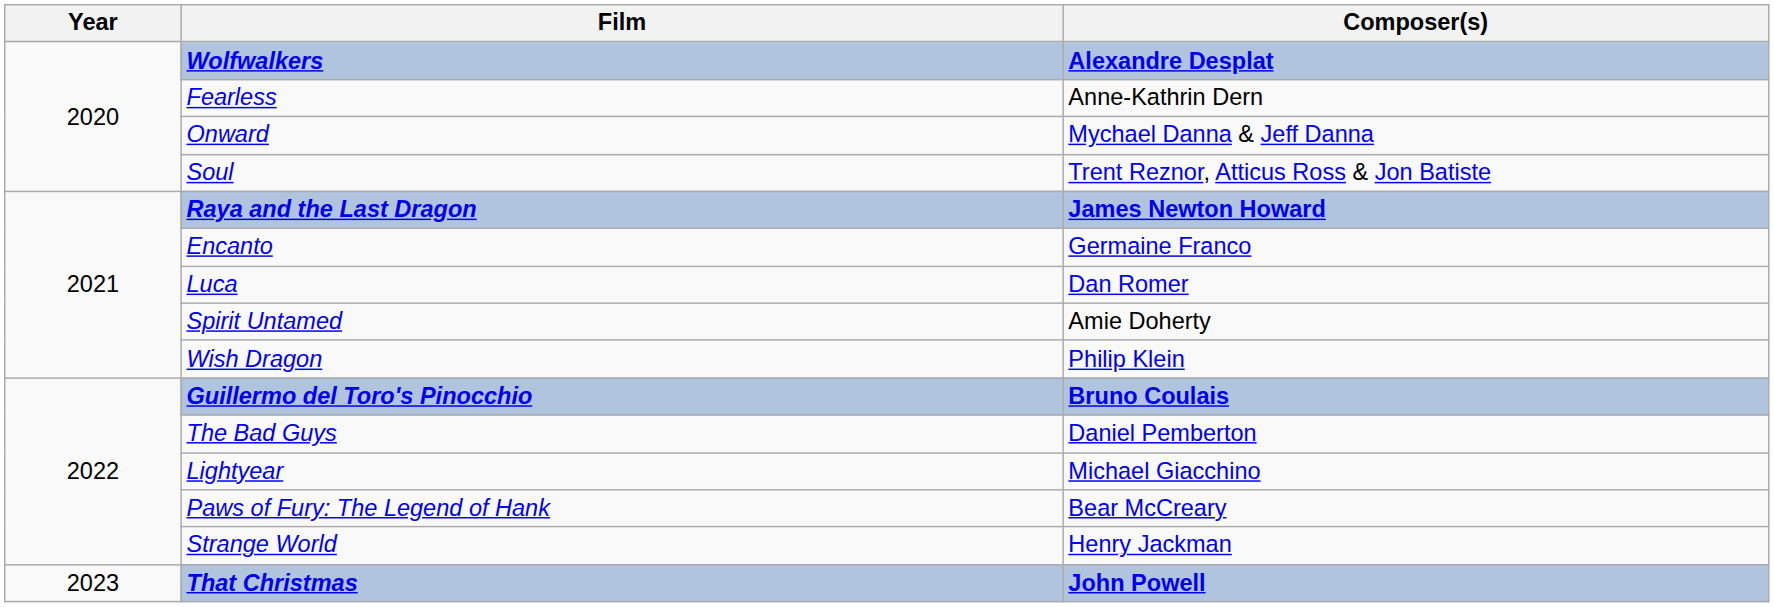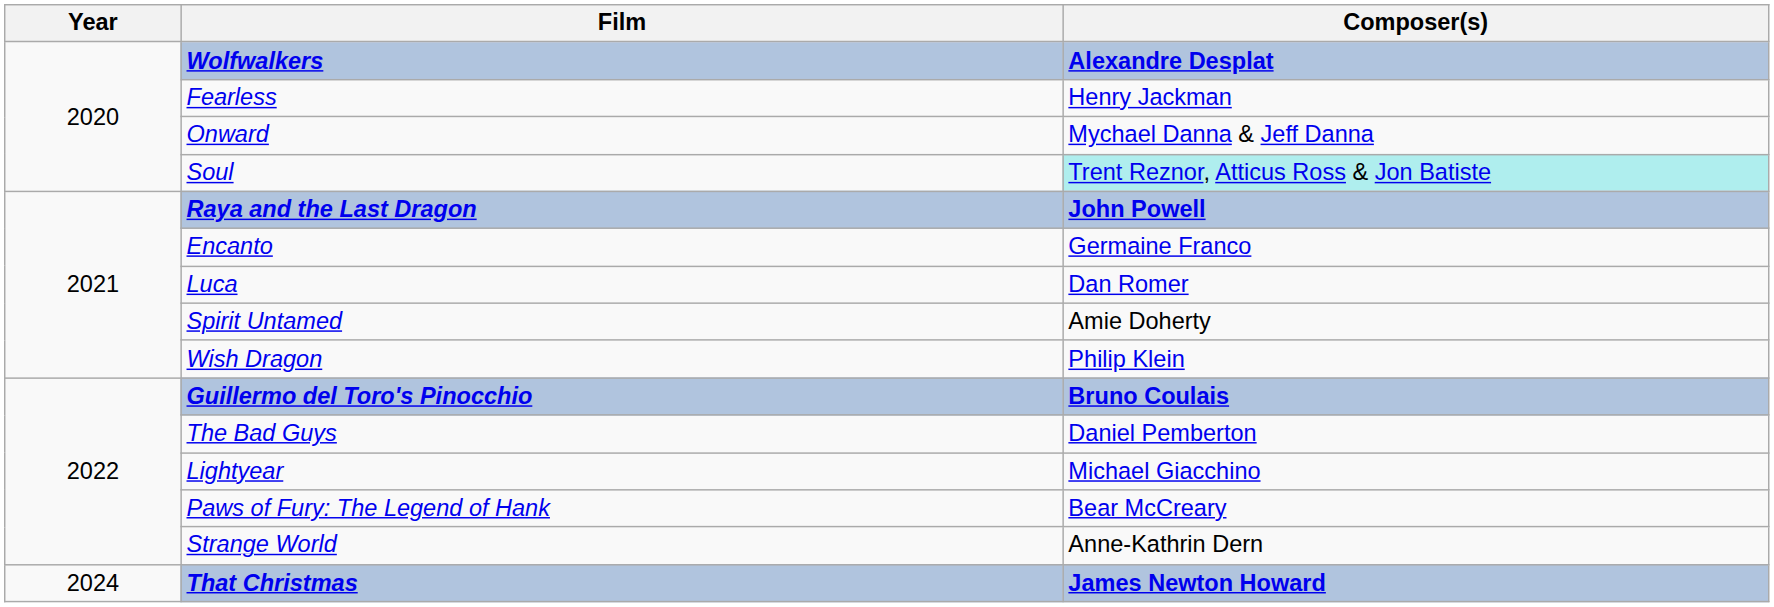(1166, 97) Anne-Kathrin Dern -> (1150, 97) Henry Jackman
(1280, 172) no background -> (1280, 172) paleturquoise background
(1197, 209) James Newton Howard -> (1137, 209) John Powell
(1150, 545) Henry Jackman -> (1166, 545) Anne-Kathrin Dern
(93, 582) 2023 -> (93, 582) 2024
(1137, 582) John Powell -> (1197, 582) James Newton Howard
